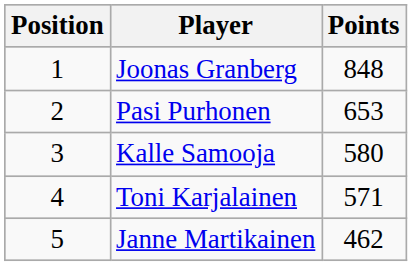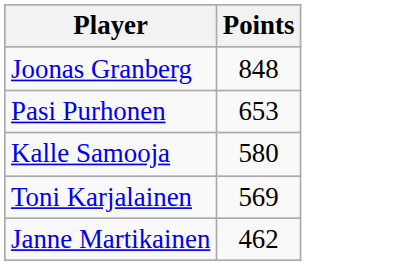- column: (57, 25)
(364, 196) 571 -> (259, 196) 569
